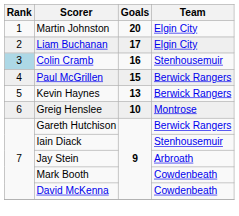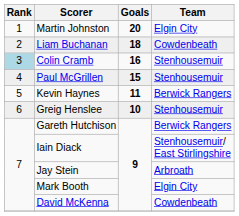(135, 45) 17 -> (135, 45) 18
(176, 45) Elgin City -> (186, 45) Cowdenbeath
(193, 77) Berwick Rangers -> (188, 77) Stenhousemuir
(135, 93) 13 -> (135, 93) 11
(175, 110) Montrose -> (188, 110) Stenhousemuir
(188, 142) Stenhousemuir -> (192, 148) Stenhousemuir/ East Stirlingshire
(186, 175) Cowdenbeath -> (176, 186) Elgin City
